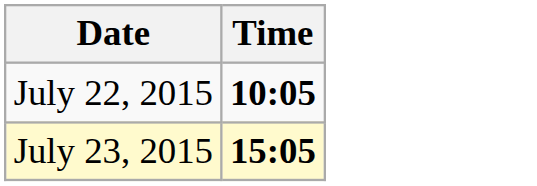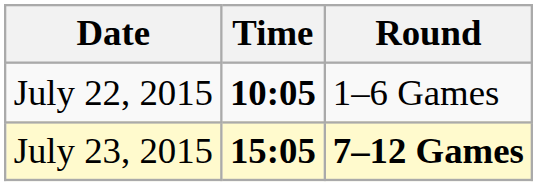+ column: (428, 33)
